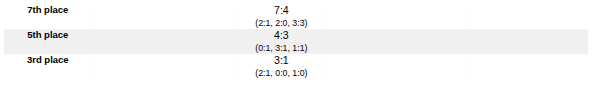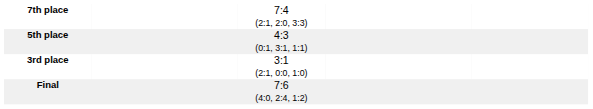+ row: (48, 85)
